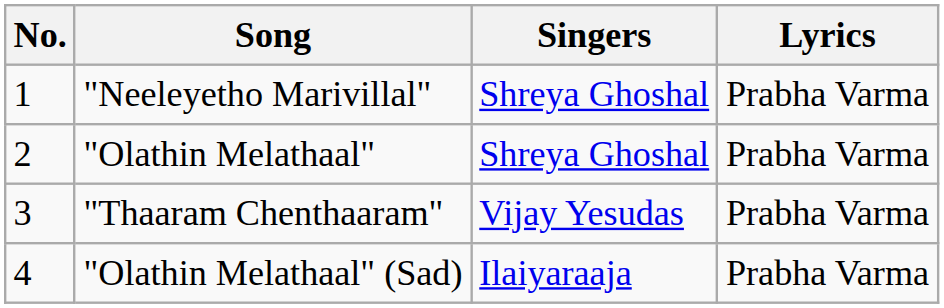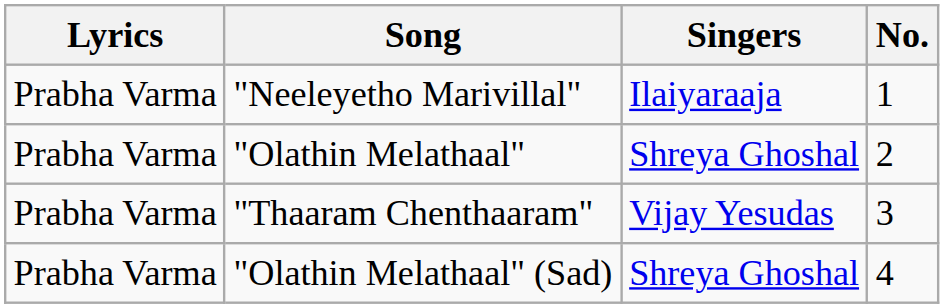columns swapped: (40, 34) <-> (828, 34)
(594, 94) Shreya Ghoshal -> (705, 94) Ilaiyaraaja
(556, 273) Ilaiyaraaja -> (744, 273) Shreya Ghoshal
